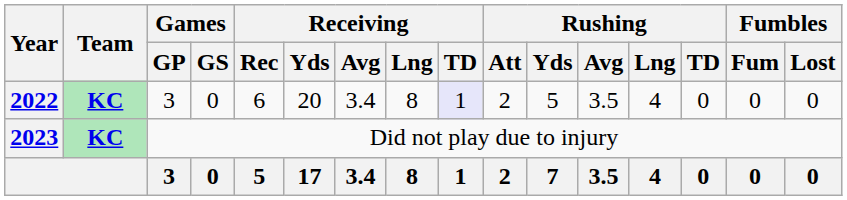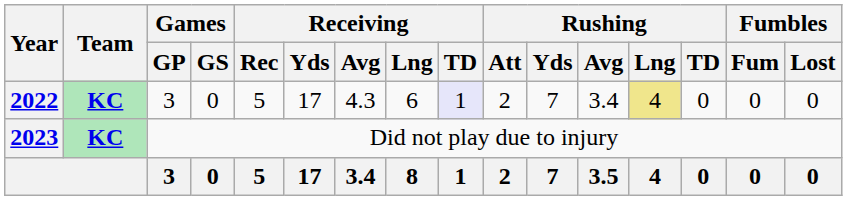(259, 99) 6 -> (259, 99) 5
(310, 99) 20 -> (310, 99) 17
(360, 99) 3.4 -> (360, 99) 4.3
(412, 99) 8 -> (412, 99) 6
(553, 99) 5 -> (553, 99) 7
(603, 99) 3.5 -> (603, 99) 3.4
(655, 99) no background -> (655, 99) khaki background
